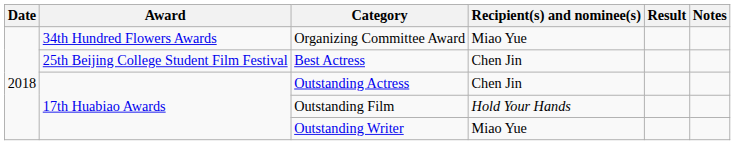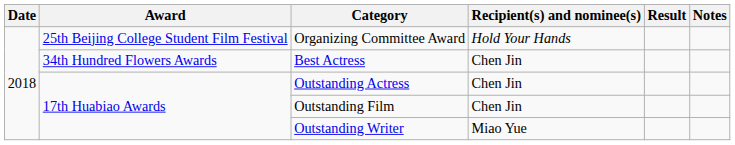(130, 38) 34th Hundred Flowers Awards -> (165, 38) 25th Beijing College Student Film Festival
(499, 38) Miao Yue -> (521, 38) Hold Your Hands
(165, 60) 25th Beijing College Student Film Festival -> (130, 60) 34th Hundred Flowers Awards
(521, 106) Hold Your Hands -> (497, 106) Chen Jin
